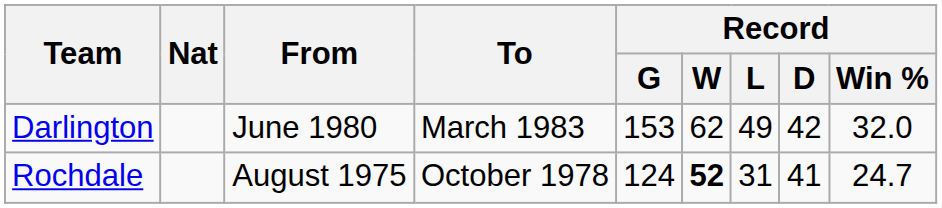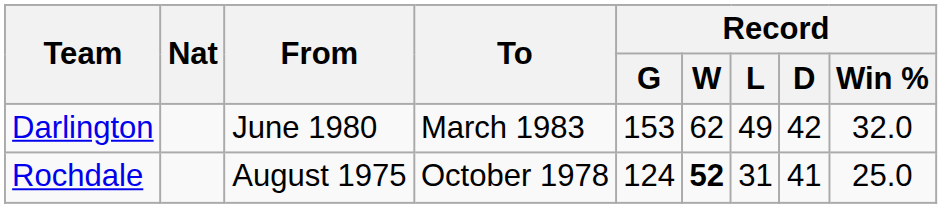(882, 176) 24.7 -> (882, 176) 25.0
